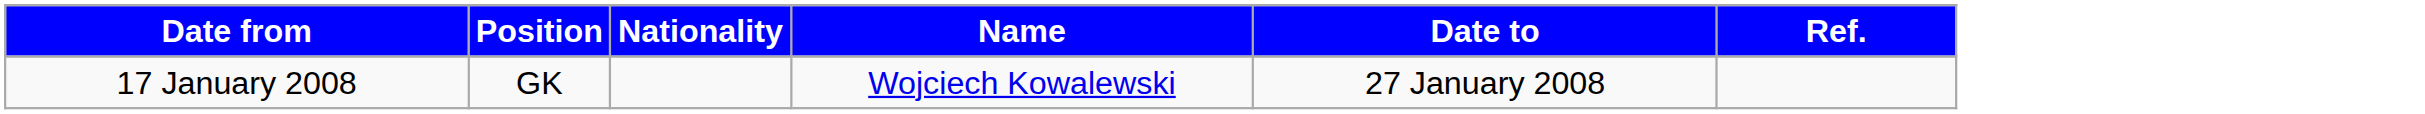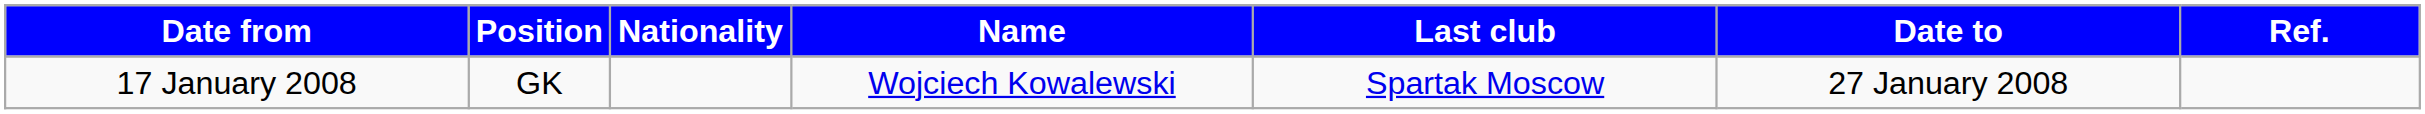+ column: (1485, 31)
